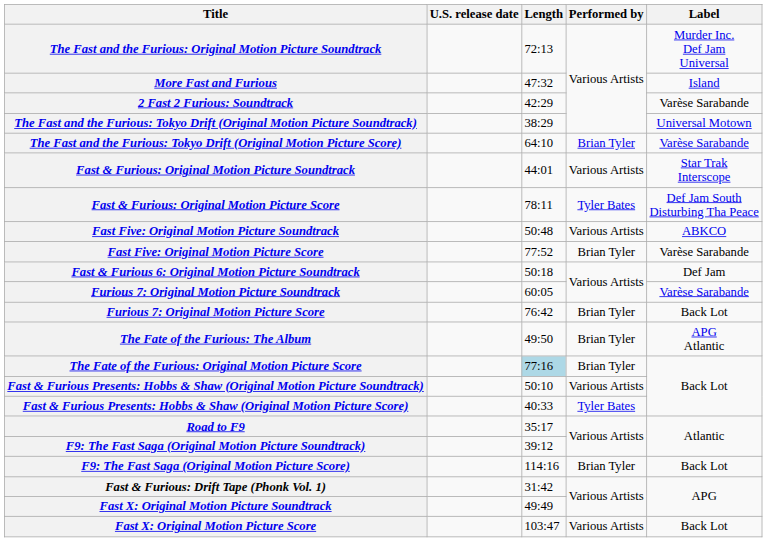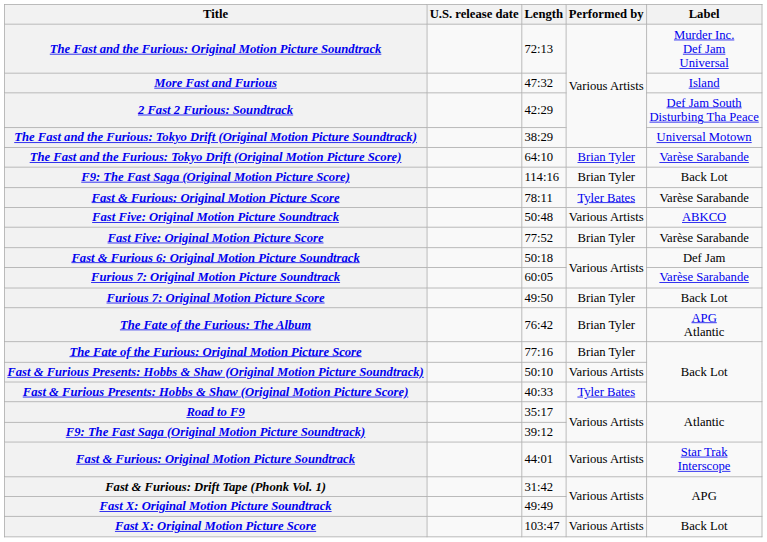(704, 103) Varèse Sarabande -> (704, 110) Def Jam South Disturbing Tha Peace
rows swapped: (216, 170) <-> (216, 466)
(704, 204) Def Jam South Disturbing Tha Peace -> (704, 197) Varèse Sarabande
(539, 311) 76:42 -> (539, 297) 49:50
(539, 339) 49:50 -> (539, 324) 76:42
(539, 366) lightblue background -> (539, 352) no background
